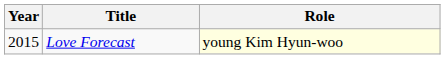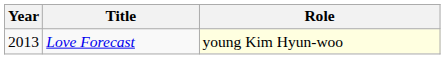(24, 41) 2015 -> (24, 41) 2013
